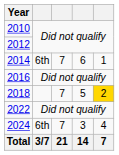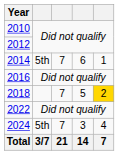(42, 61) 6th -> (42, 61) 5th
(42, 126) 6th -> (42, 126) 5th
